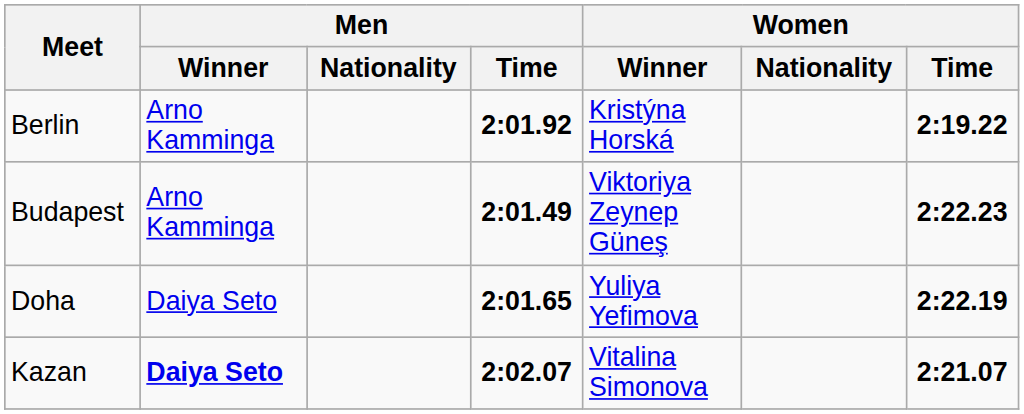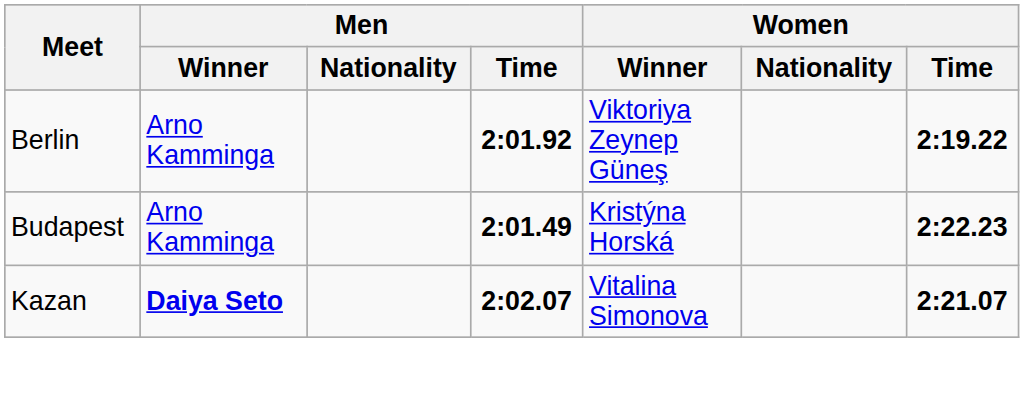(637, 125) Kristýna Horská -> (640, 140) Viktoriya Zeynep Güneş
(640, 212) Viktoriya Zeynep Güneş -> (637, 227) Kristýna Horská
- row: (43, 300)
